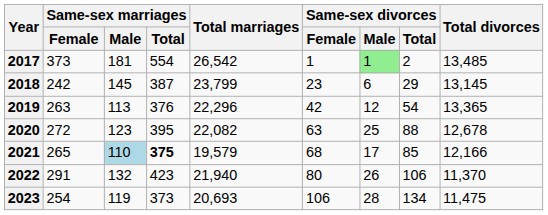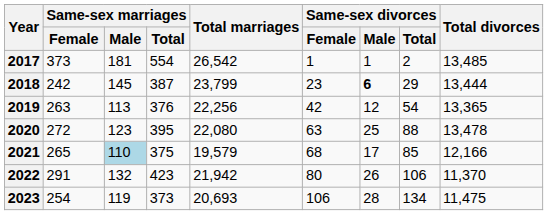(367, 61) lightgreen background -> (367, 61) no background
(367, 84) normal -> (367, 84) bold
(465, 84) 13,145 -> (465, 84) 13,444
(215, 107) 22,296 -> (215, 107) 22,256
(215, 130) 22,082 -> (215, 130) 22,080
(465, 130) 12,678 -> (465, 130) 13,478
(162, 152) bold -> (162, 152) normal
(215, 175) 21,940 -> (215, 175) 21,942
